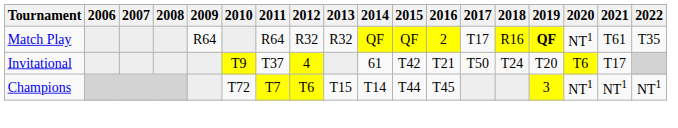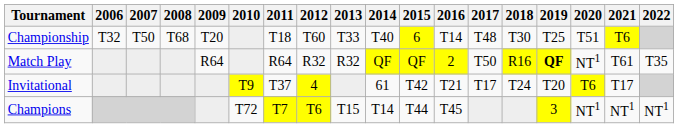+ row: (48, 37)
(478, 39) T17 -> (485, 61) T50
(478, 63) T50 -> (485, 85) T17
